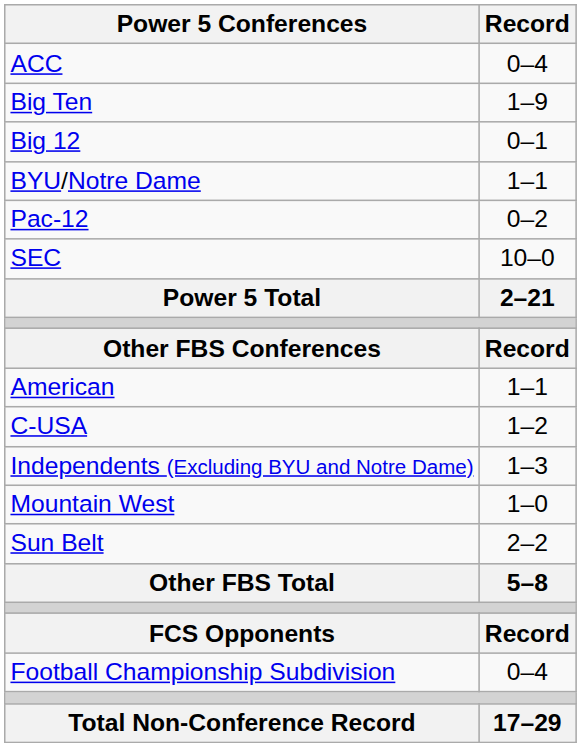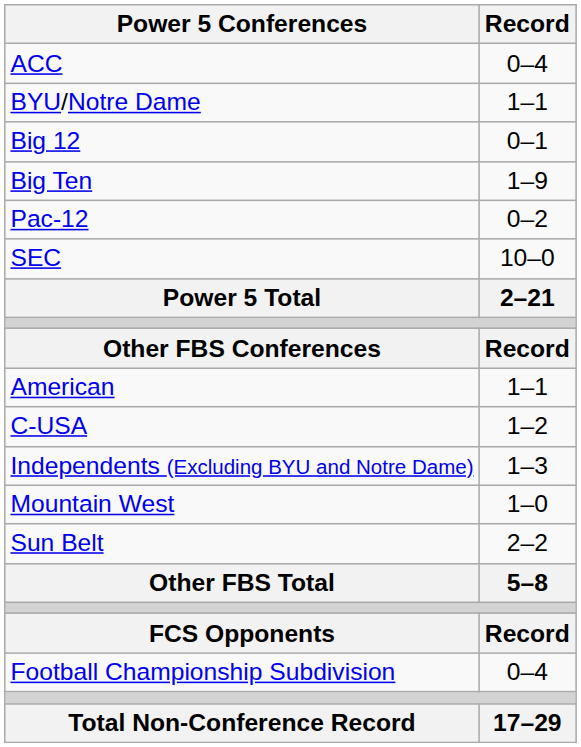rows swapped: (51, 102) <-> (106, 180)
